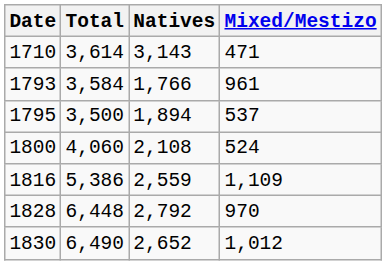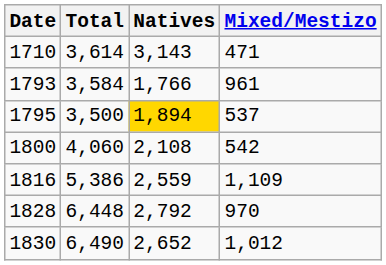(163, 116) no background -> (163, 116) gold background
(242, 148) 524 -> (242, 148) 542
